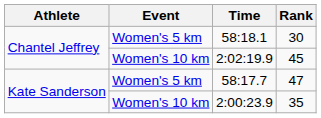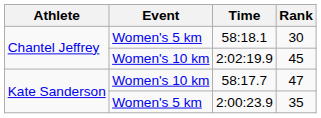(157, 81) Women's 5 km -> (161, 81) Women's 10 km
(161, 102) Women's 10 km -> (157, 102) Women's 5 km
